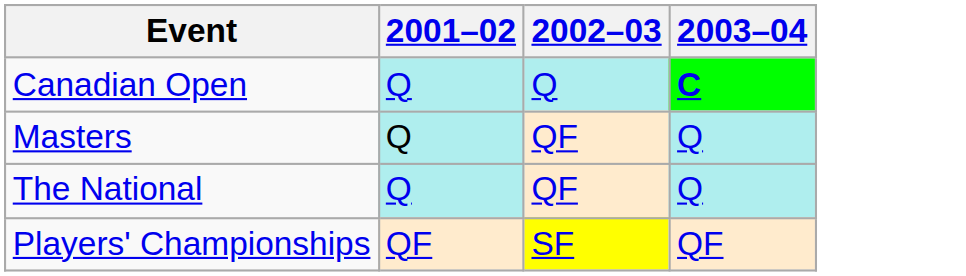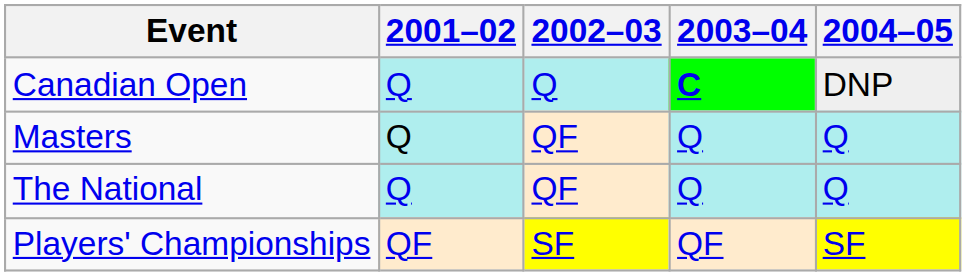+ column: (888, 31)
